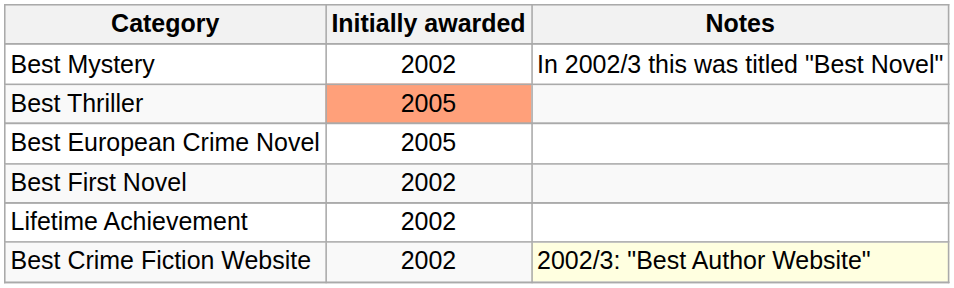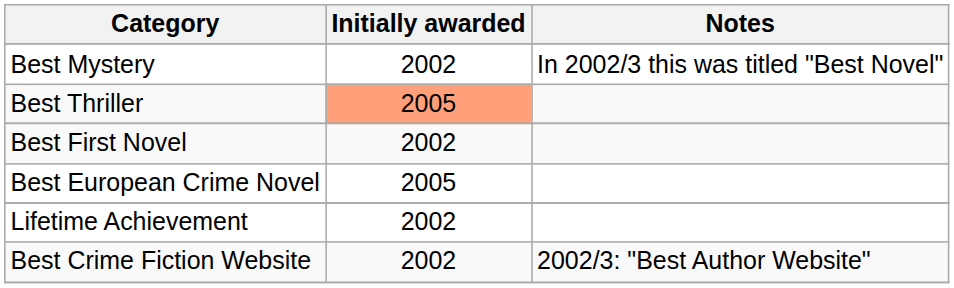rows swapped: (165, 143) <-> (99, 182)
(704, 261) lightyellow background -> (704, 261) no background
